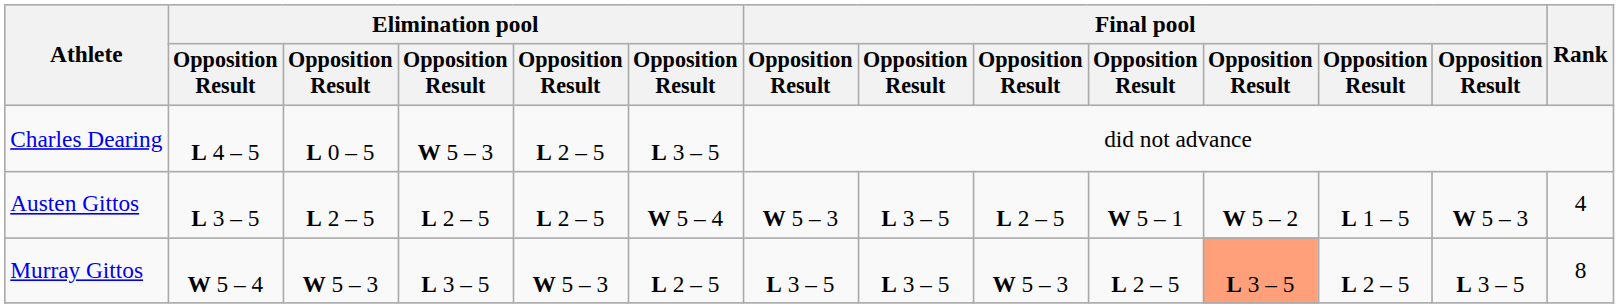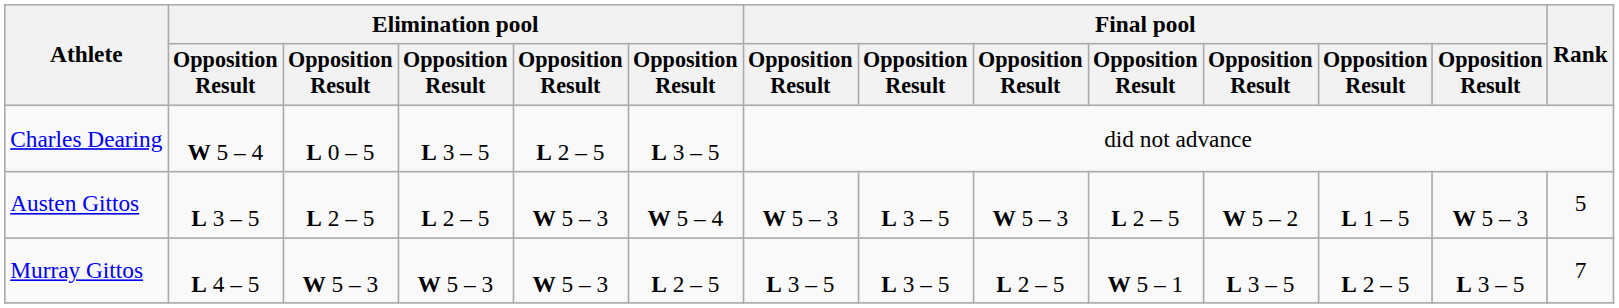(225, 152) L 4 – 5 -> (225, 152) W 5 – 4
(455, 152) W 5 – 3 -> (455, 152) L 3 – 5
(570, 218) L 2 – 5 -> (570, 218) W 5 – 3
(1030, 218) L 2 – 5 -> (1030, 218) W 5 – 3
(1145, 218) W 5 – 1 -> (1145, 218) L 2 – 5
(1581, 204) 4 -> (1581, 204) 5
(225, 284) W 5 – 4 -> (225, 284) L 4 – 5
(455, 284) L 3 – 5 -> (455, 284) W 5 – 3
(1030, 284) W 5 – 3 -> (1030, 284) L 2 – 5
(1145, 284) L 2 – 5 -> (1145, 284) W 5 – 1
(1260, 284) lightsalmon background -> (1260, 284) no background
(1581, 270) 8 -> (1581, 270) 7
